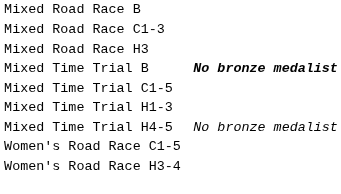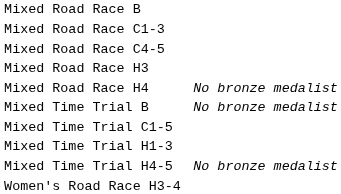+ row: (84, 49)
+ row: (76, 88)
(266, 69) bold -> (266, 108) normal
- row: (92, 147)
